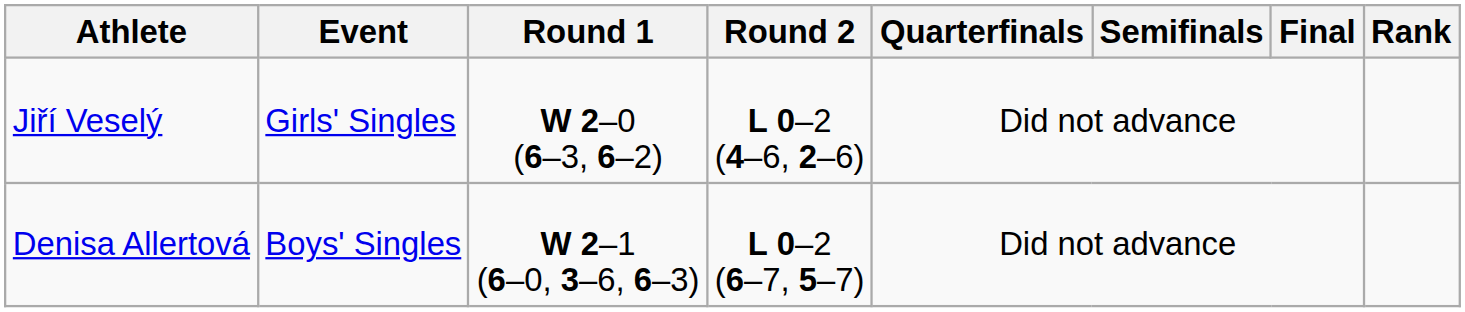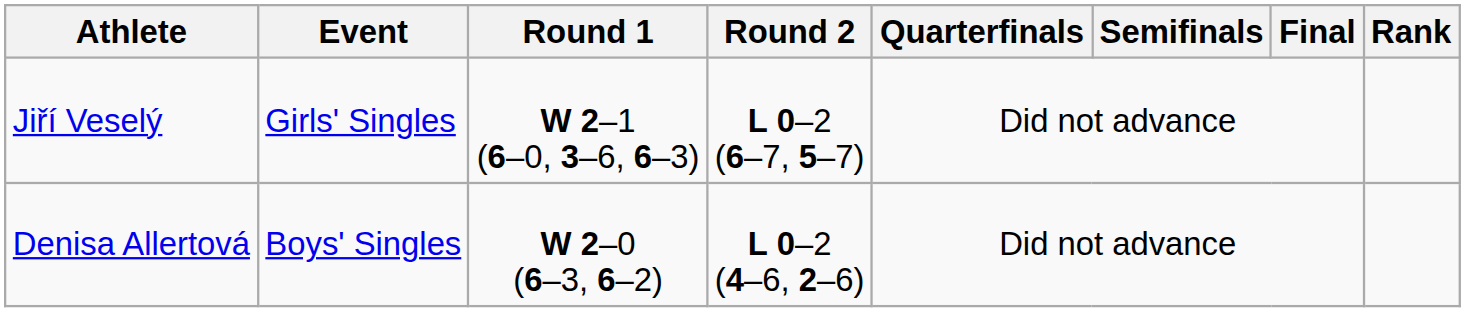(588, 138) W 2–0 (6–3, 6–2) -> (588, 138) W 2–1 (6–0, 3–6, 6–3)
(790, 138) L 0–2 (4–6, 2–6) -> (790, 138) L 0–2 (6–7, 5–7)
(588, 263) W 2–1 (6–0, 3–6, 6–3) -> (588, 263) W 2–0 (6–3, 6–2)
(790, 263) L 0–2 (6–7, 5–7) -> (790, 263) L 0–2 (4–6, 2–6)
